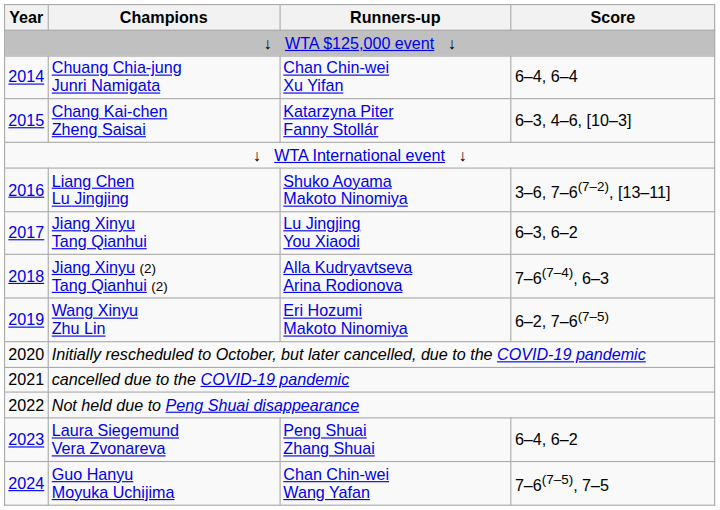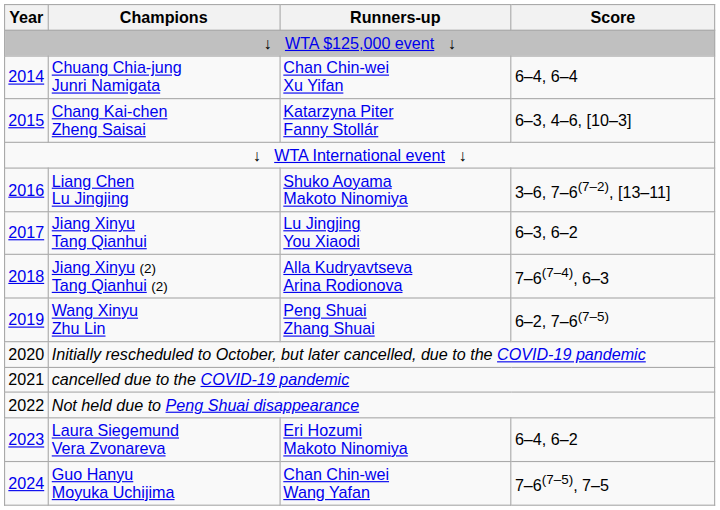(346, 320) Eri Hozumi Makoto Ninomiya -> (329, 320) Peng Shuai Zhang Shuai
(329, 440) Peng Shuai Zhang Shuai -> (346, 440) Eri Hozumi Makoto Ninomiya
